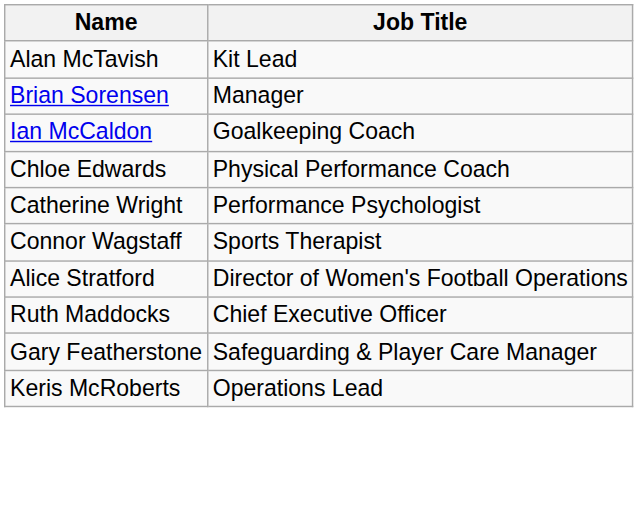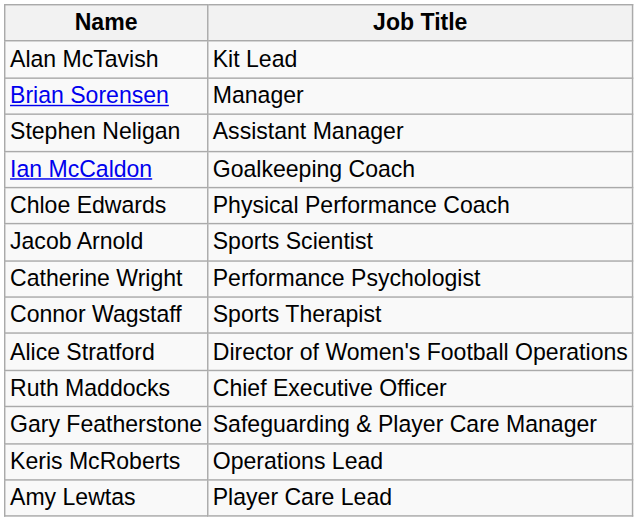+ row: (95, 132)
+ row: (77, 242)
+ row: (73, 497)
